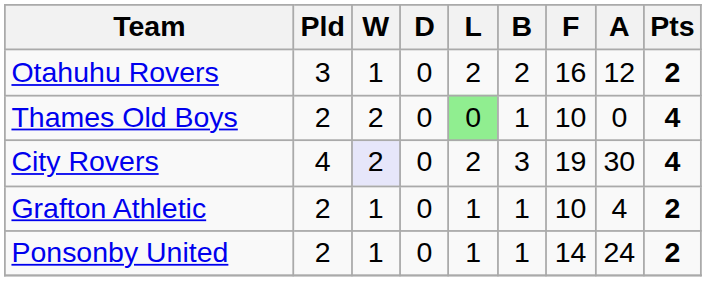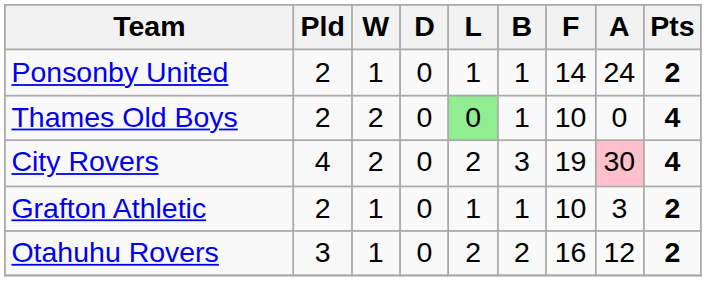rows swapped: (115, 72) <-> (120, 252)
(376, 162) lavender background -> (376, 162) no background
(619, 162) no background -> (619, 162) pink background
(619, 207) 4 -> (619, 207) 3
